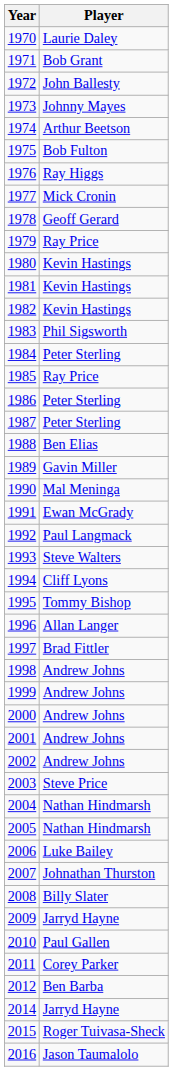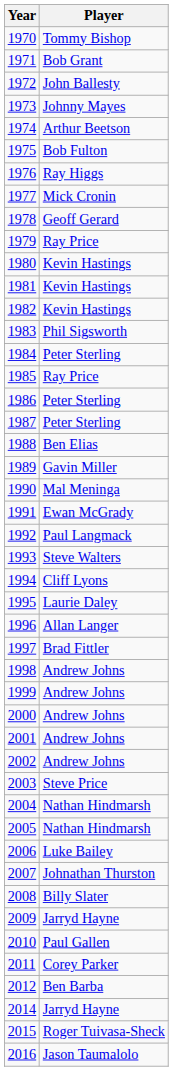(80, 38) Laurie Daley -> (87, 38) Tommy Bishop
(87, 602) Tommy Bishop -> (80, 602) Laurie Daley
